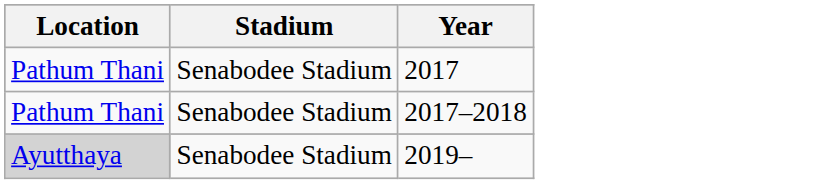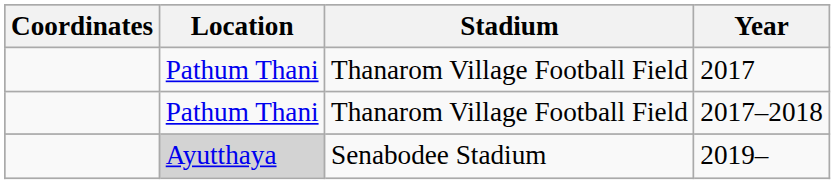+ column: (82, 26)
(284, 69) Senabodee Stadium -> (509, 69) Thanarom Village Football Field
(284, 112) Senabodee Stadium -> (509, 112) Thanarom Village Football Field
